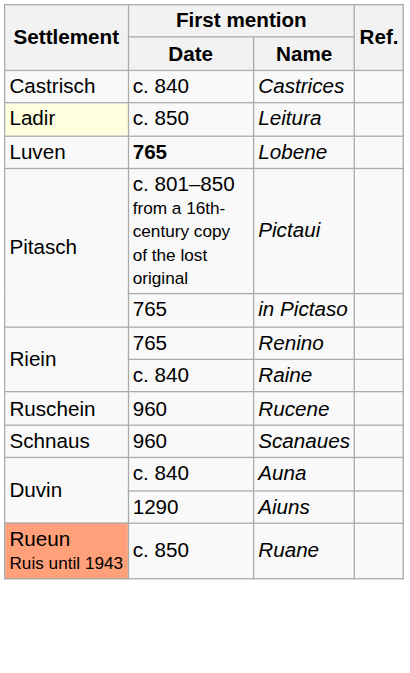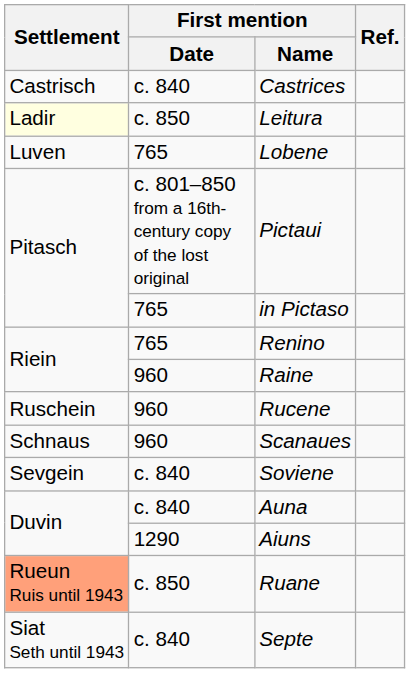(150, 151) bold -> (151, 151) normal
(161, 375) c. 840 -> (151, 375) 960
+ row: (297, 473)
+ row: (286, 639)
